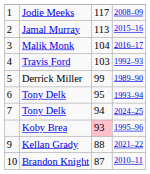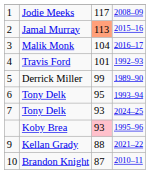(102, 29) no background -> (102, 29) lightsalmon background
(102, 62) 103 -> (102, 62) 101
(99, 111) 94 -> (99, 111) 93
